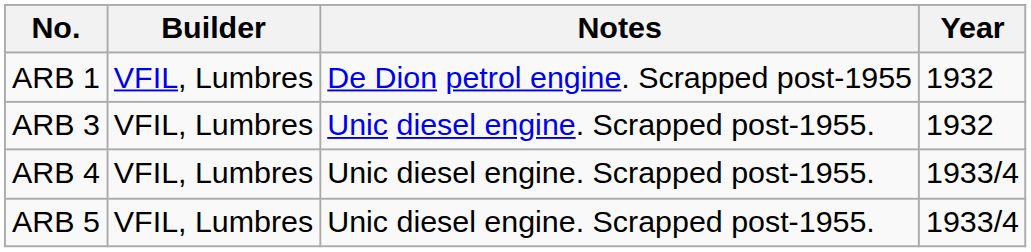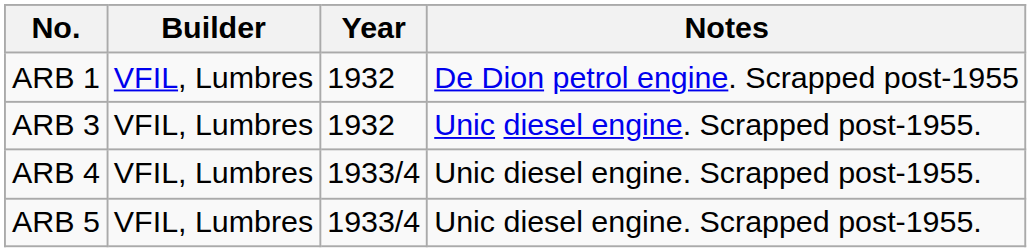columns swapped: (973, 28) <-> (620, 28)
